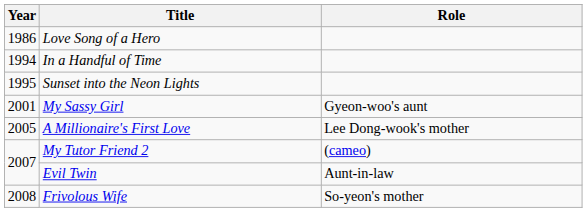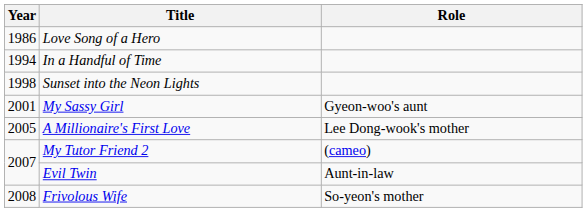(22, 83) 1995 -> (22, 83) 1998
